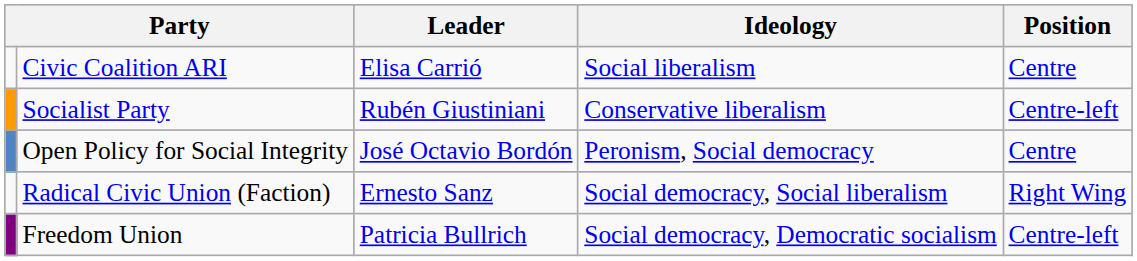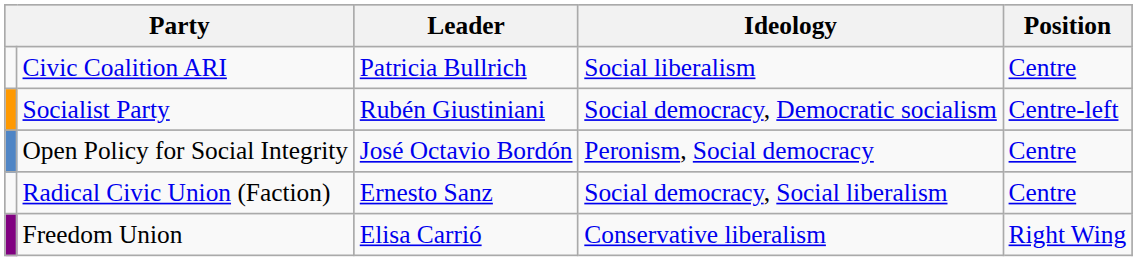(421, 67) Elisa Carrió -> (443, 67) Patricia Bullrich
(705, 109) Conservative liberalism -> (791, 109) Social democracy, Democratic socialism
(1067, 193) Right Wing -> (1042, 193) Centre
(443, 234) Patricia Bullrich -> (421, 234) Elisa Carrió
(791, 234) Social democracy, Democratic socialism -> (705, 234) Conservative liberalism
(1064, 234) Centre-left -> (1067, 234) Right Wing
